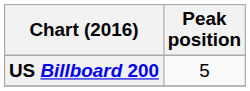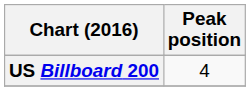(204, 70) 5 -> (204, 70) 4
